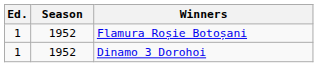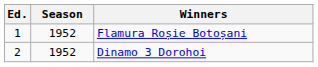(17, 52) 1 -> (17, 52) 2
